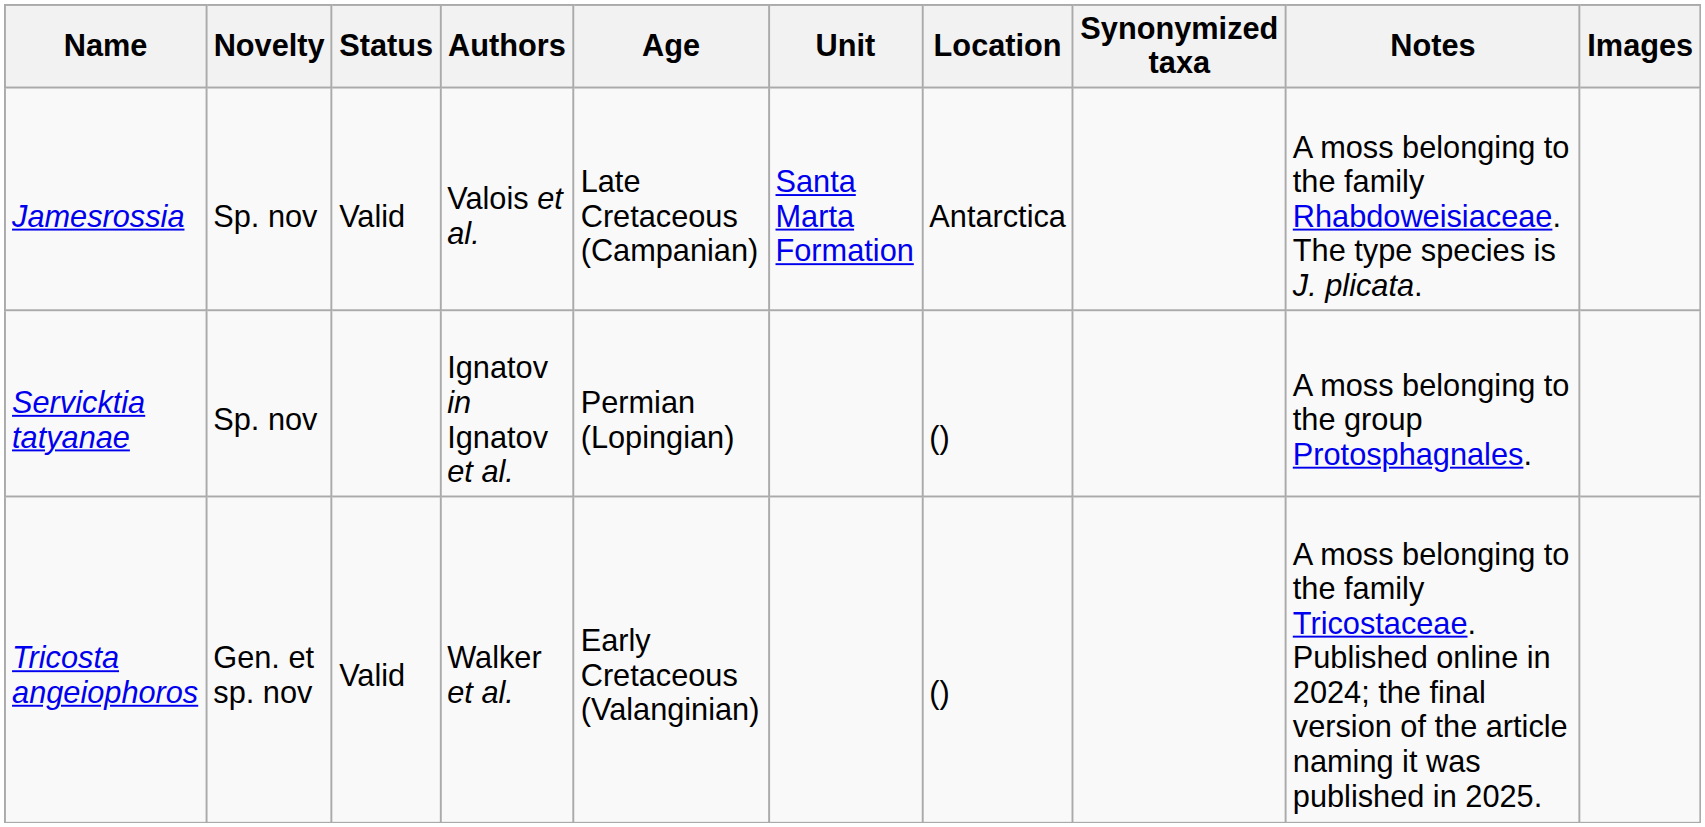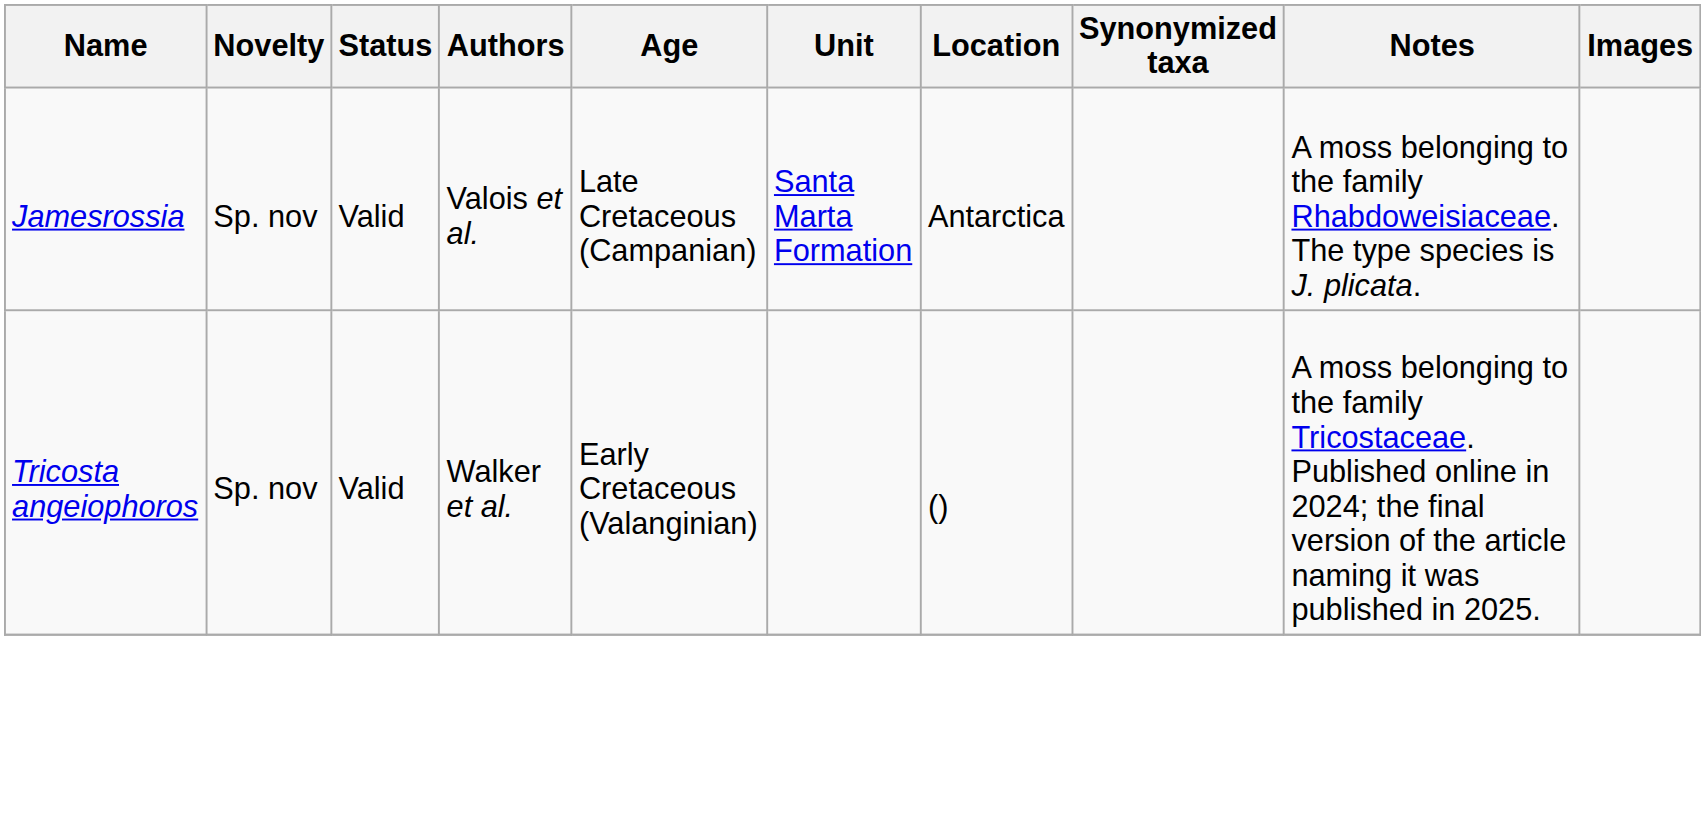- row: (79, 420)
(264, 676) Gen. et sp. nov -> (265, 489) Sp. nov
